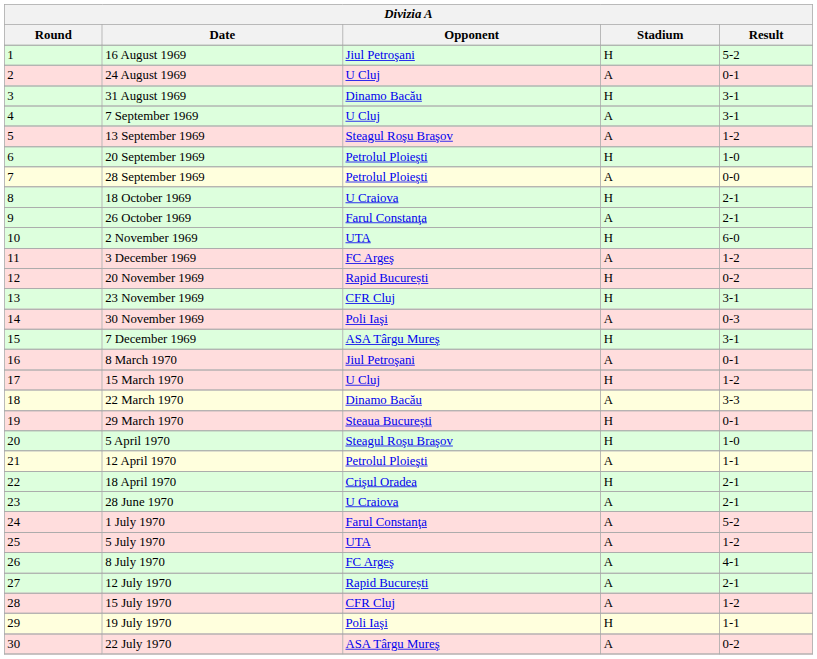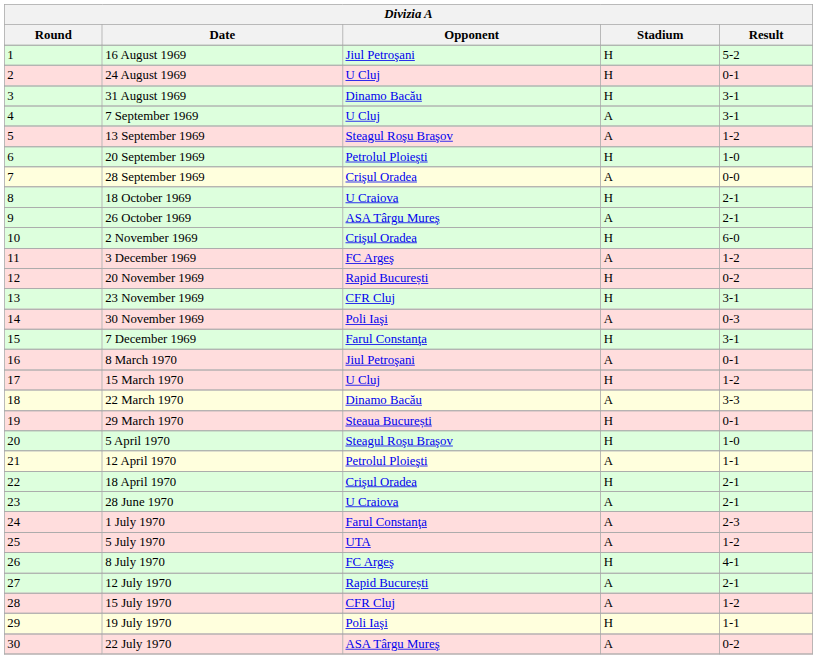(608, 75) A -> (608, 75) H
(387, 177) Petrolul Ploieşti -> (381, 177) Crişul Oradea
(386, 217) Farul Constanţa -> (393, 217) ASA Târgu Mureş
(358, 237) UTA -> (381, 237) Crişul Oradea
(393, 339) ASA Târgu Mureş -> (386, 339) Farul Constanţa
(731, 522) 5-2 -> (731, 522) 2-3
(608, 562) A -> (608, 562) H
